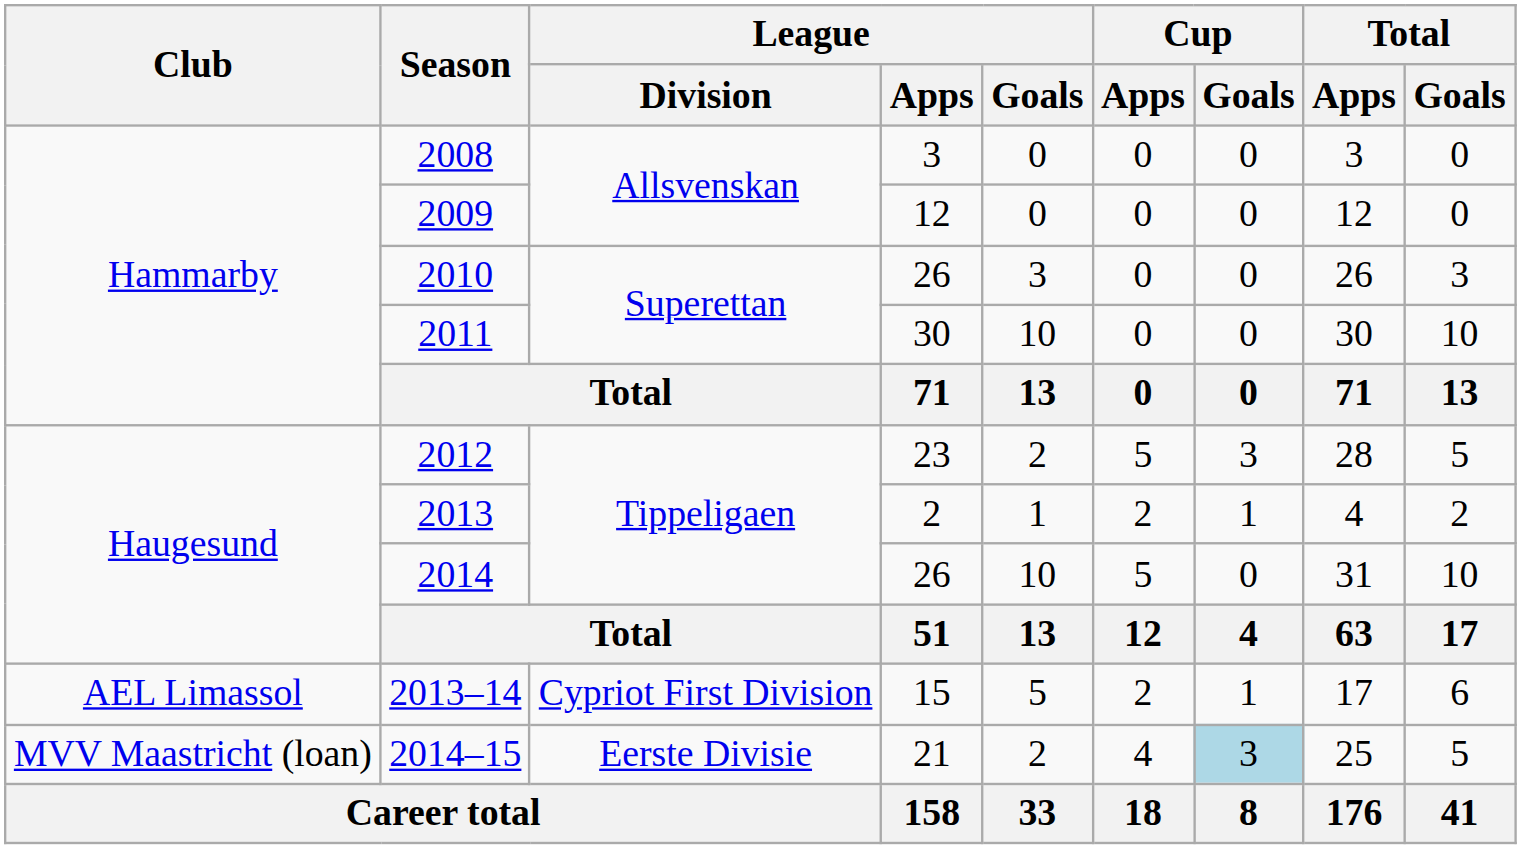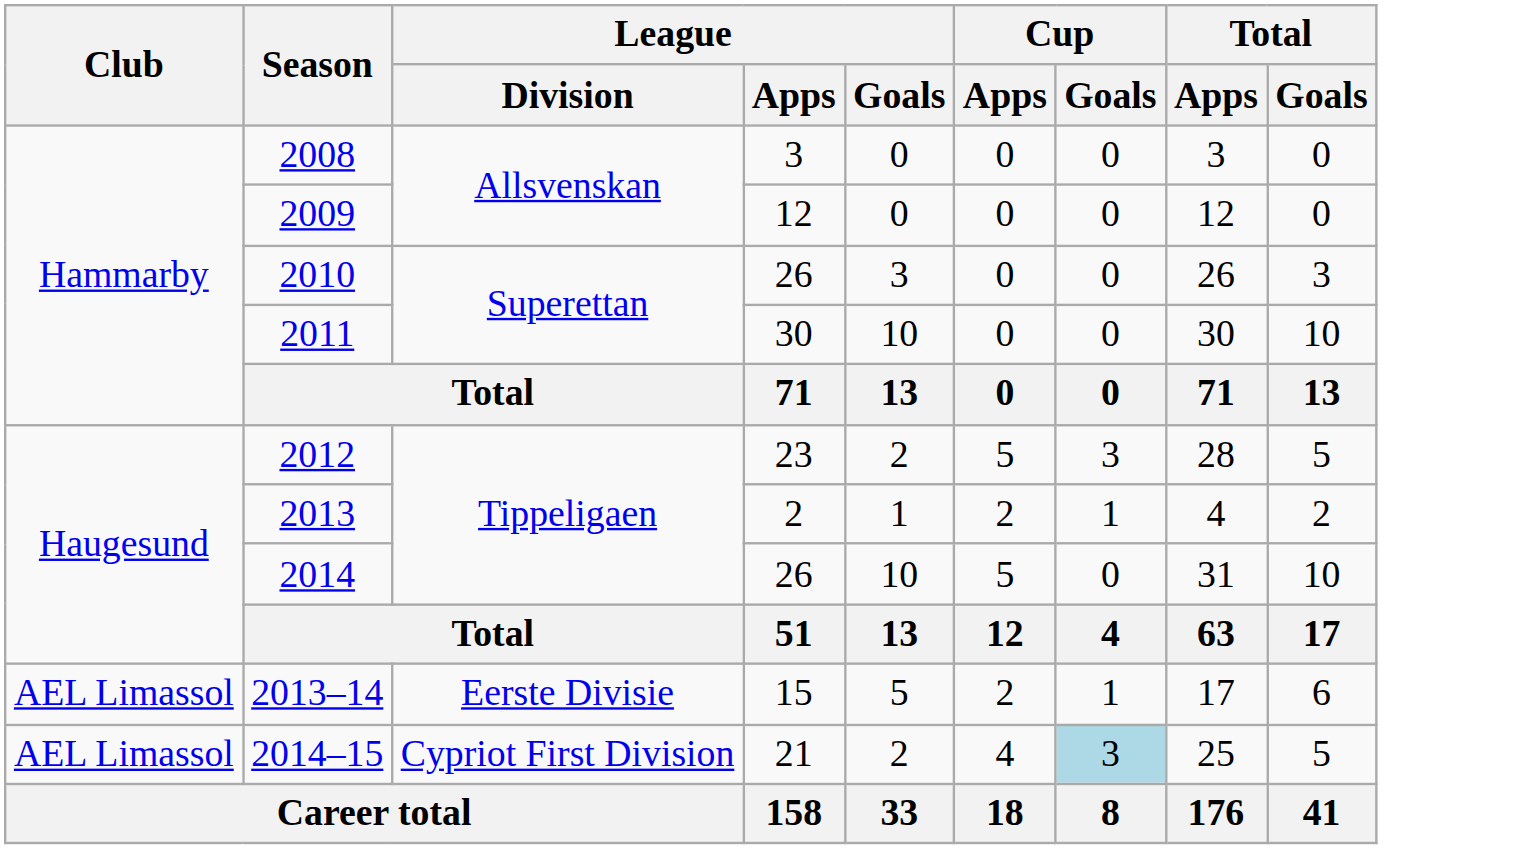(706, 693) Cypriot First Division -> (568, 693) Eerste Divisie
(193, 753) MVV Maastricht (loan) -> (124, 753) AEL Limassol
(706, 753) Eerste Divisie -> (568, 753) Cypriot First Division
